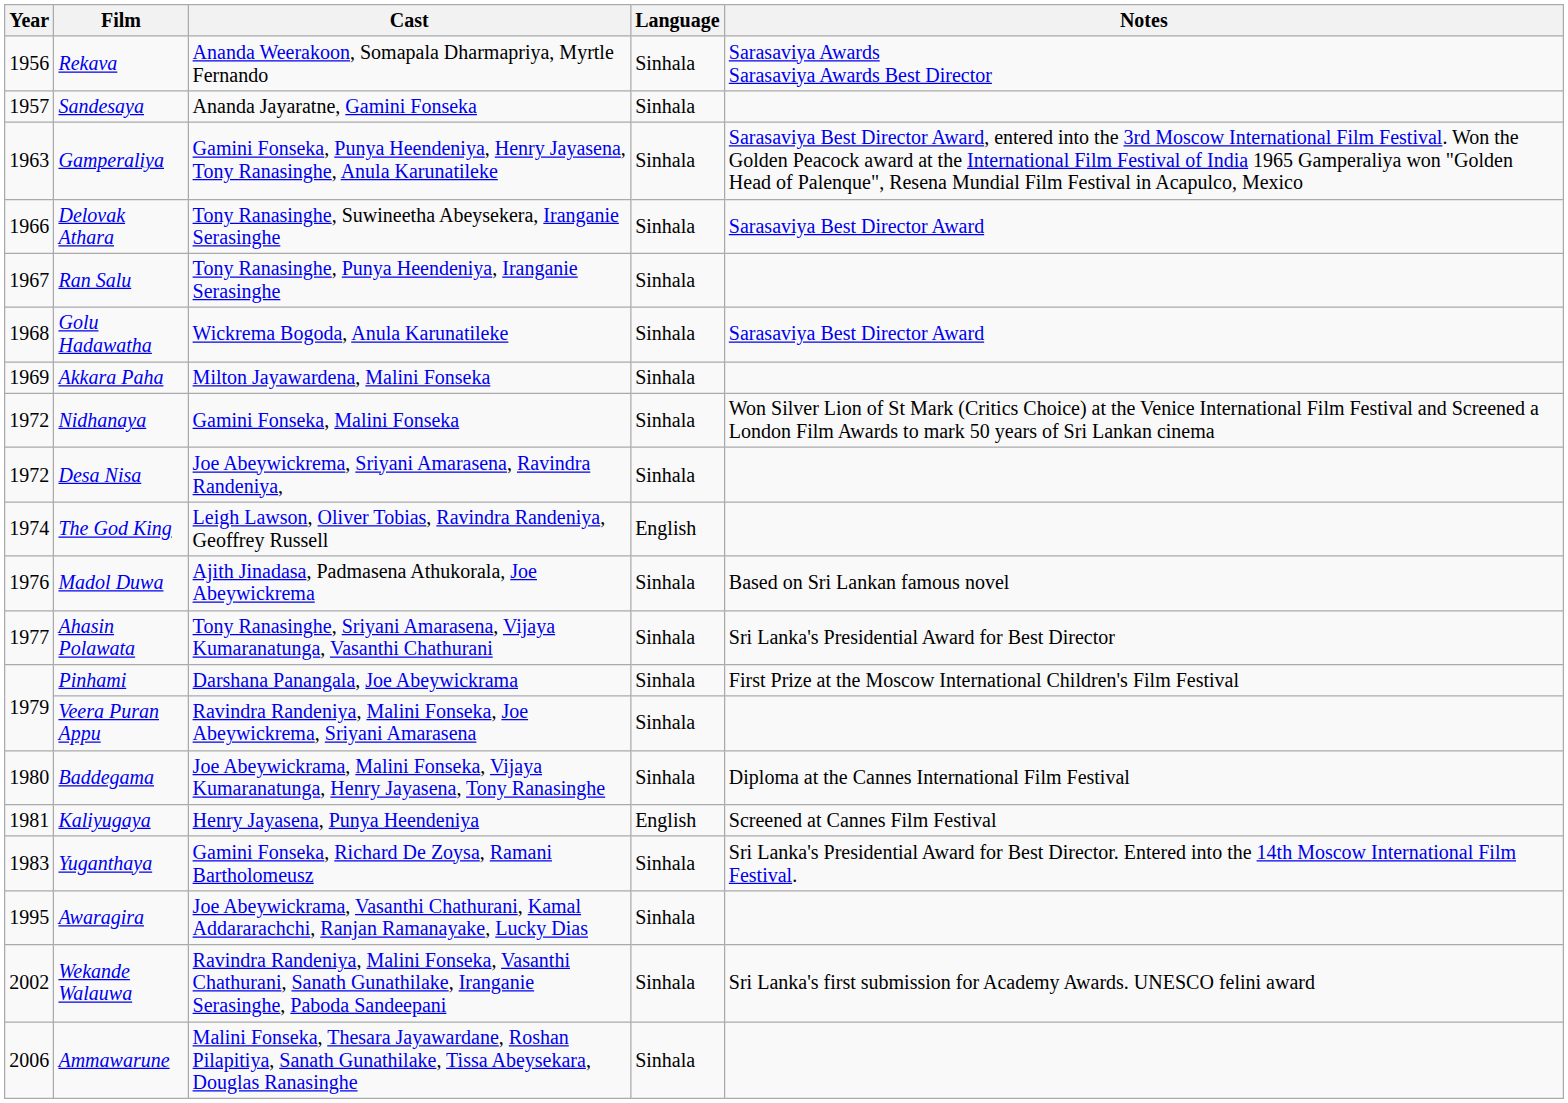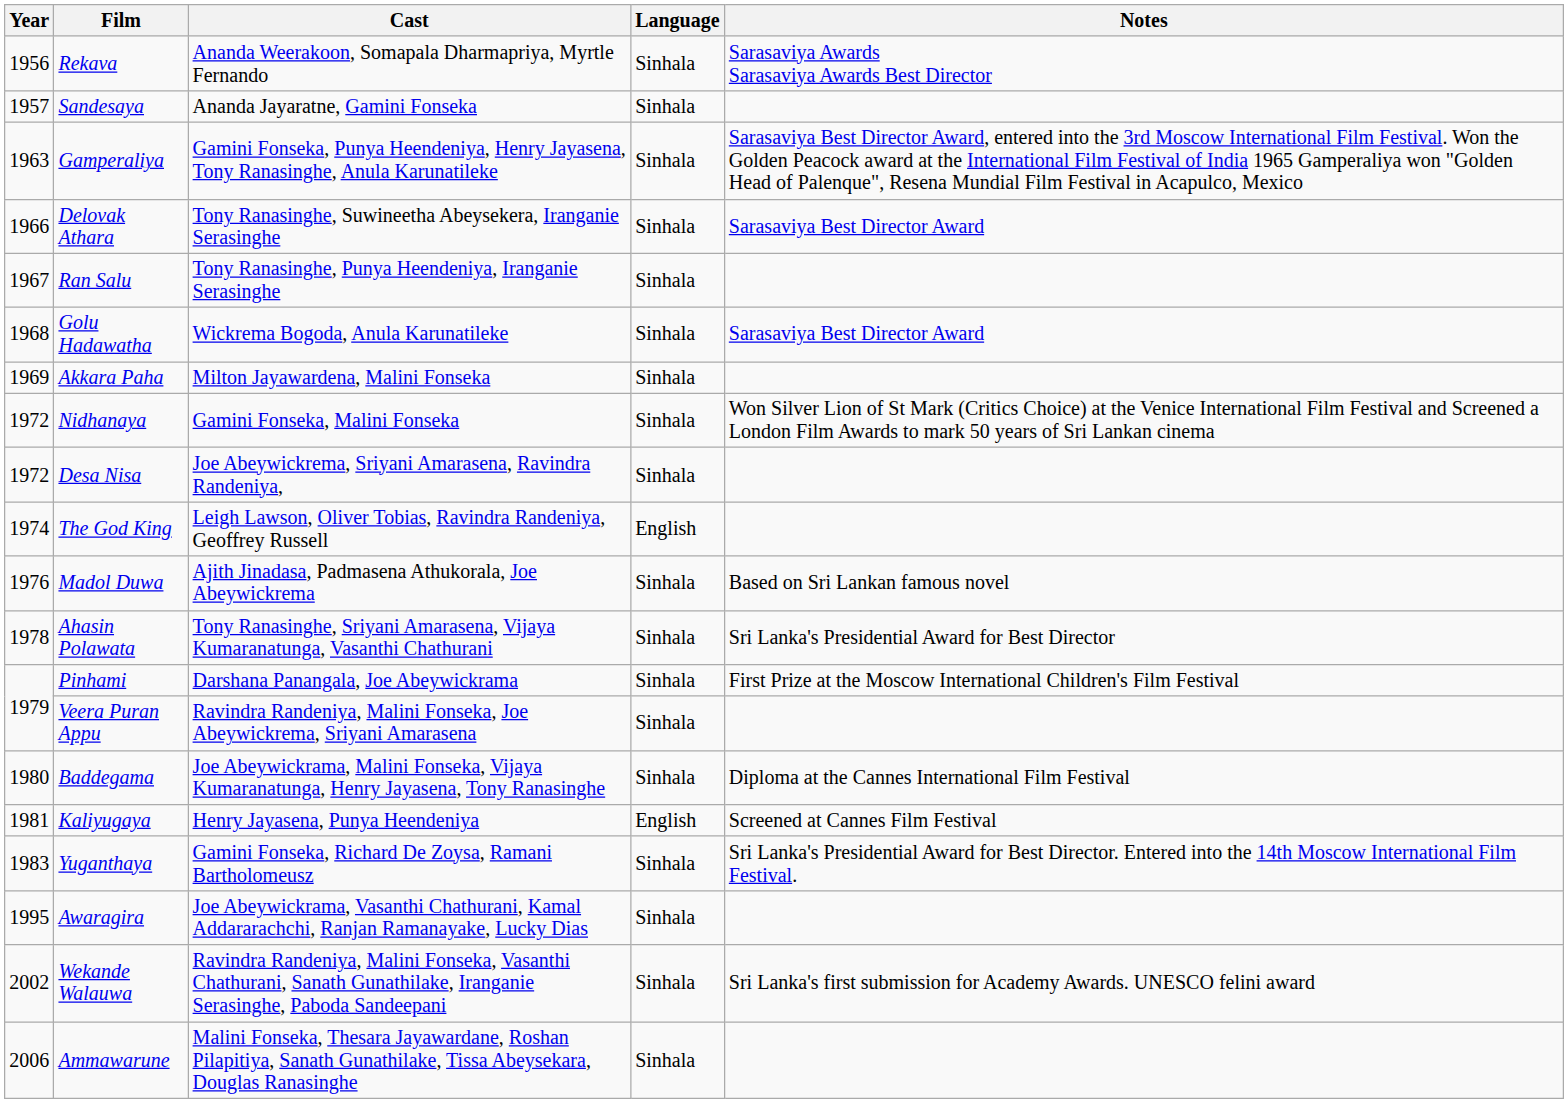(29, 637) 1977 -> (29, 637) 1978
